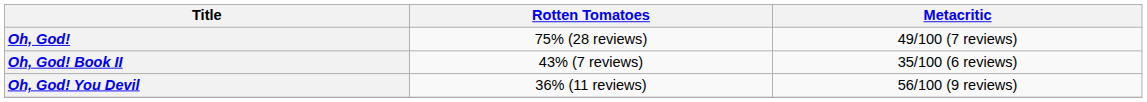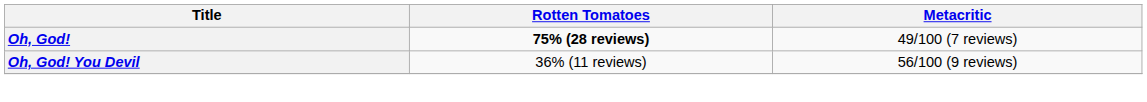(591, 39) normal -> (591, 39) bold
- row: (65, 62)
